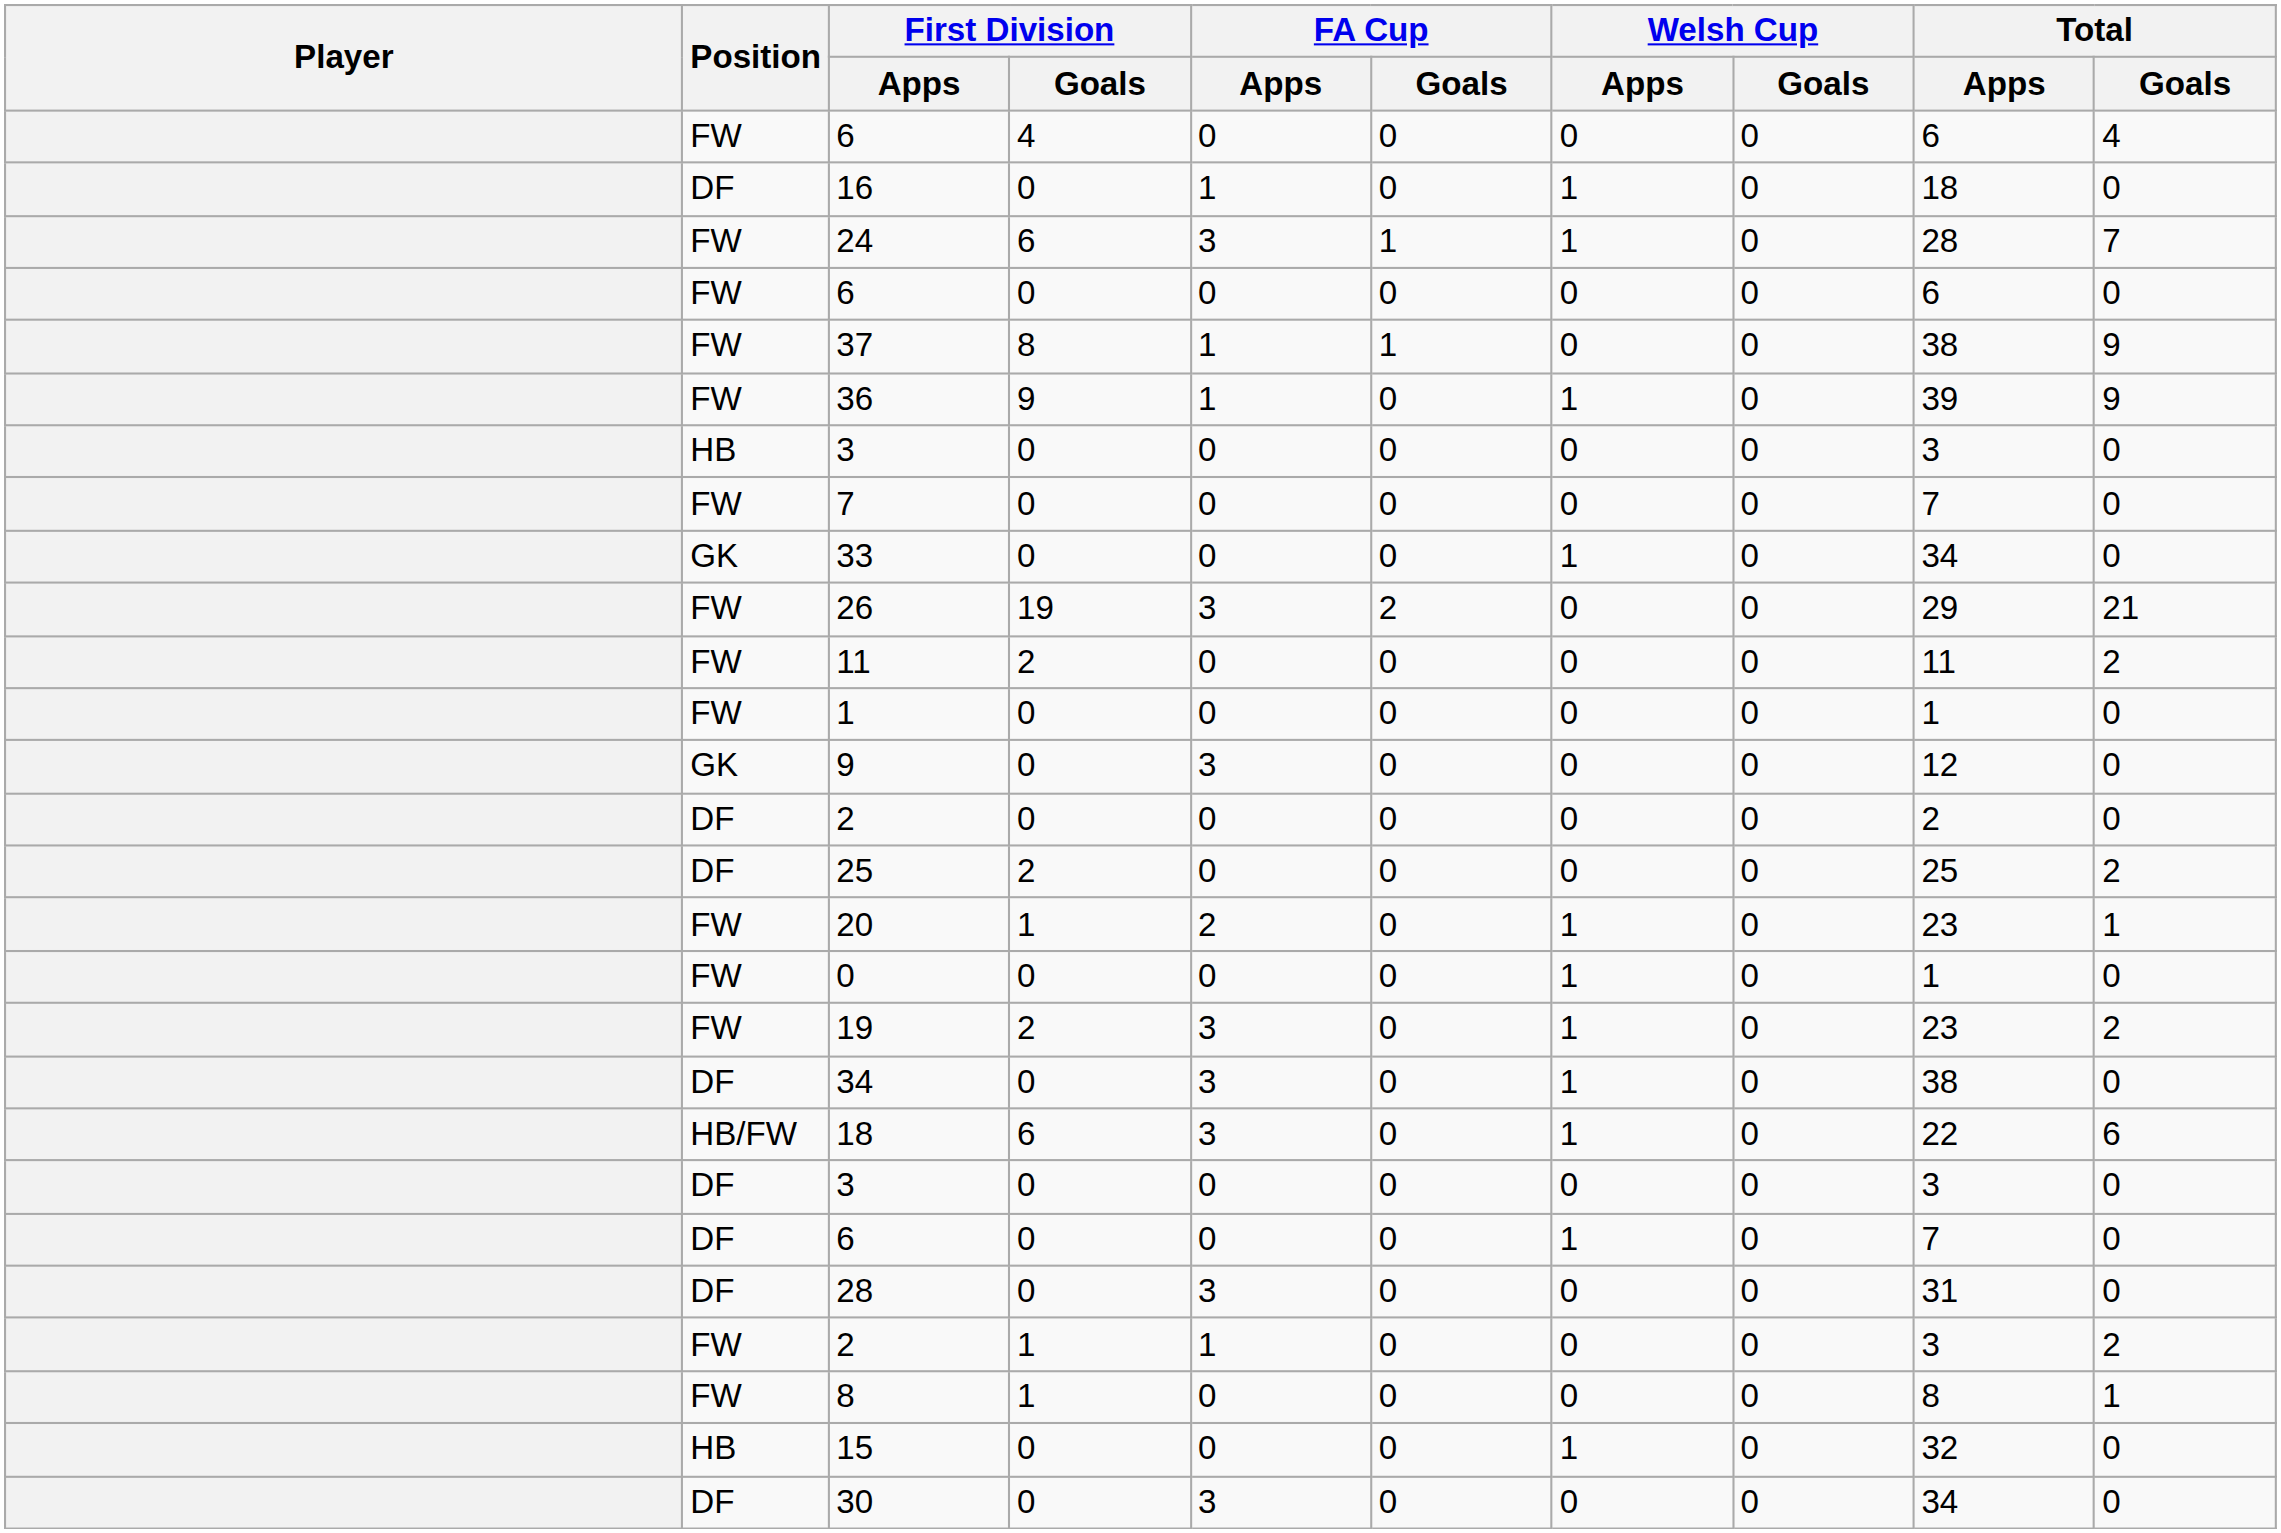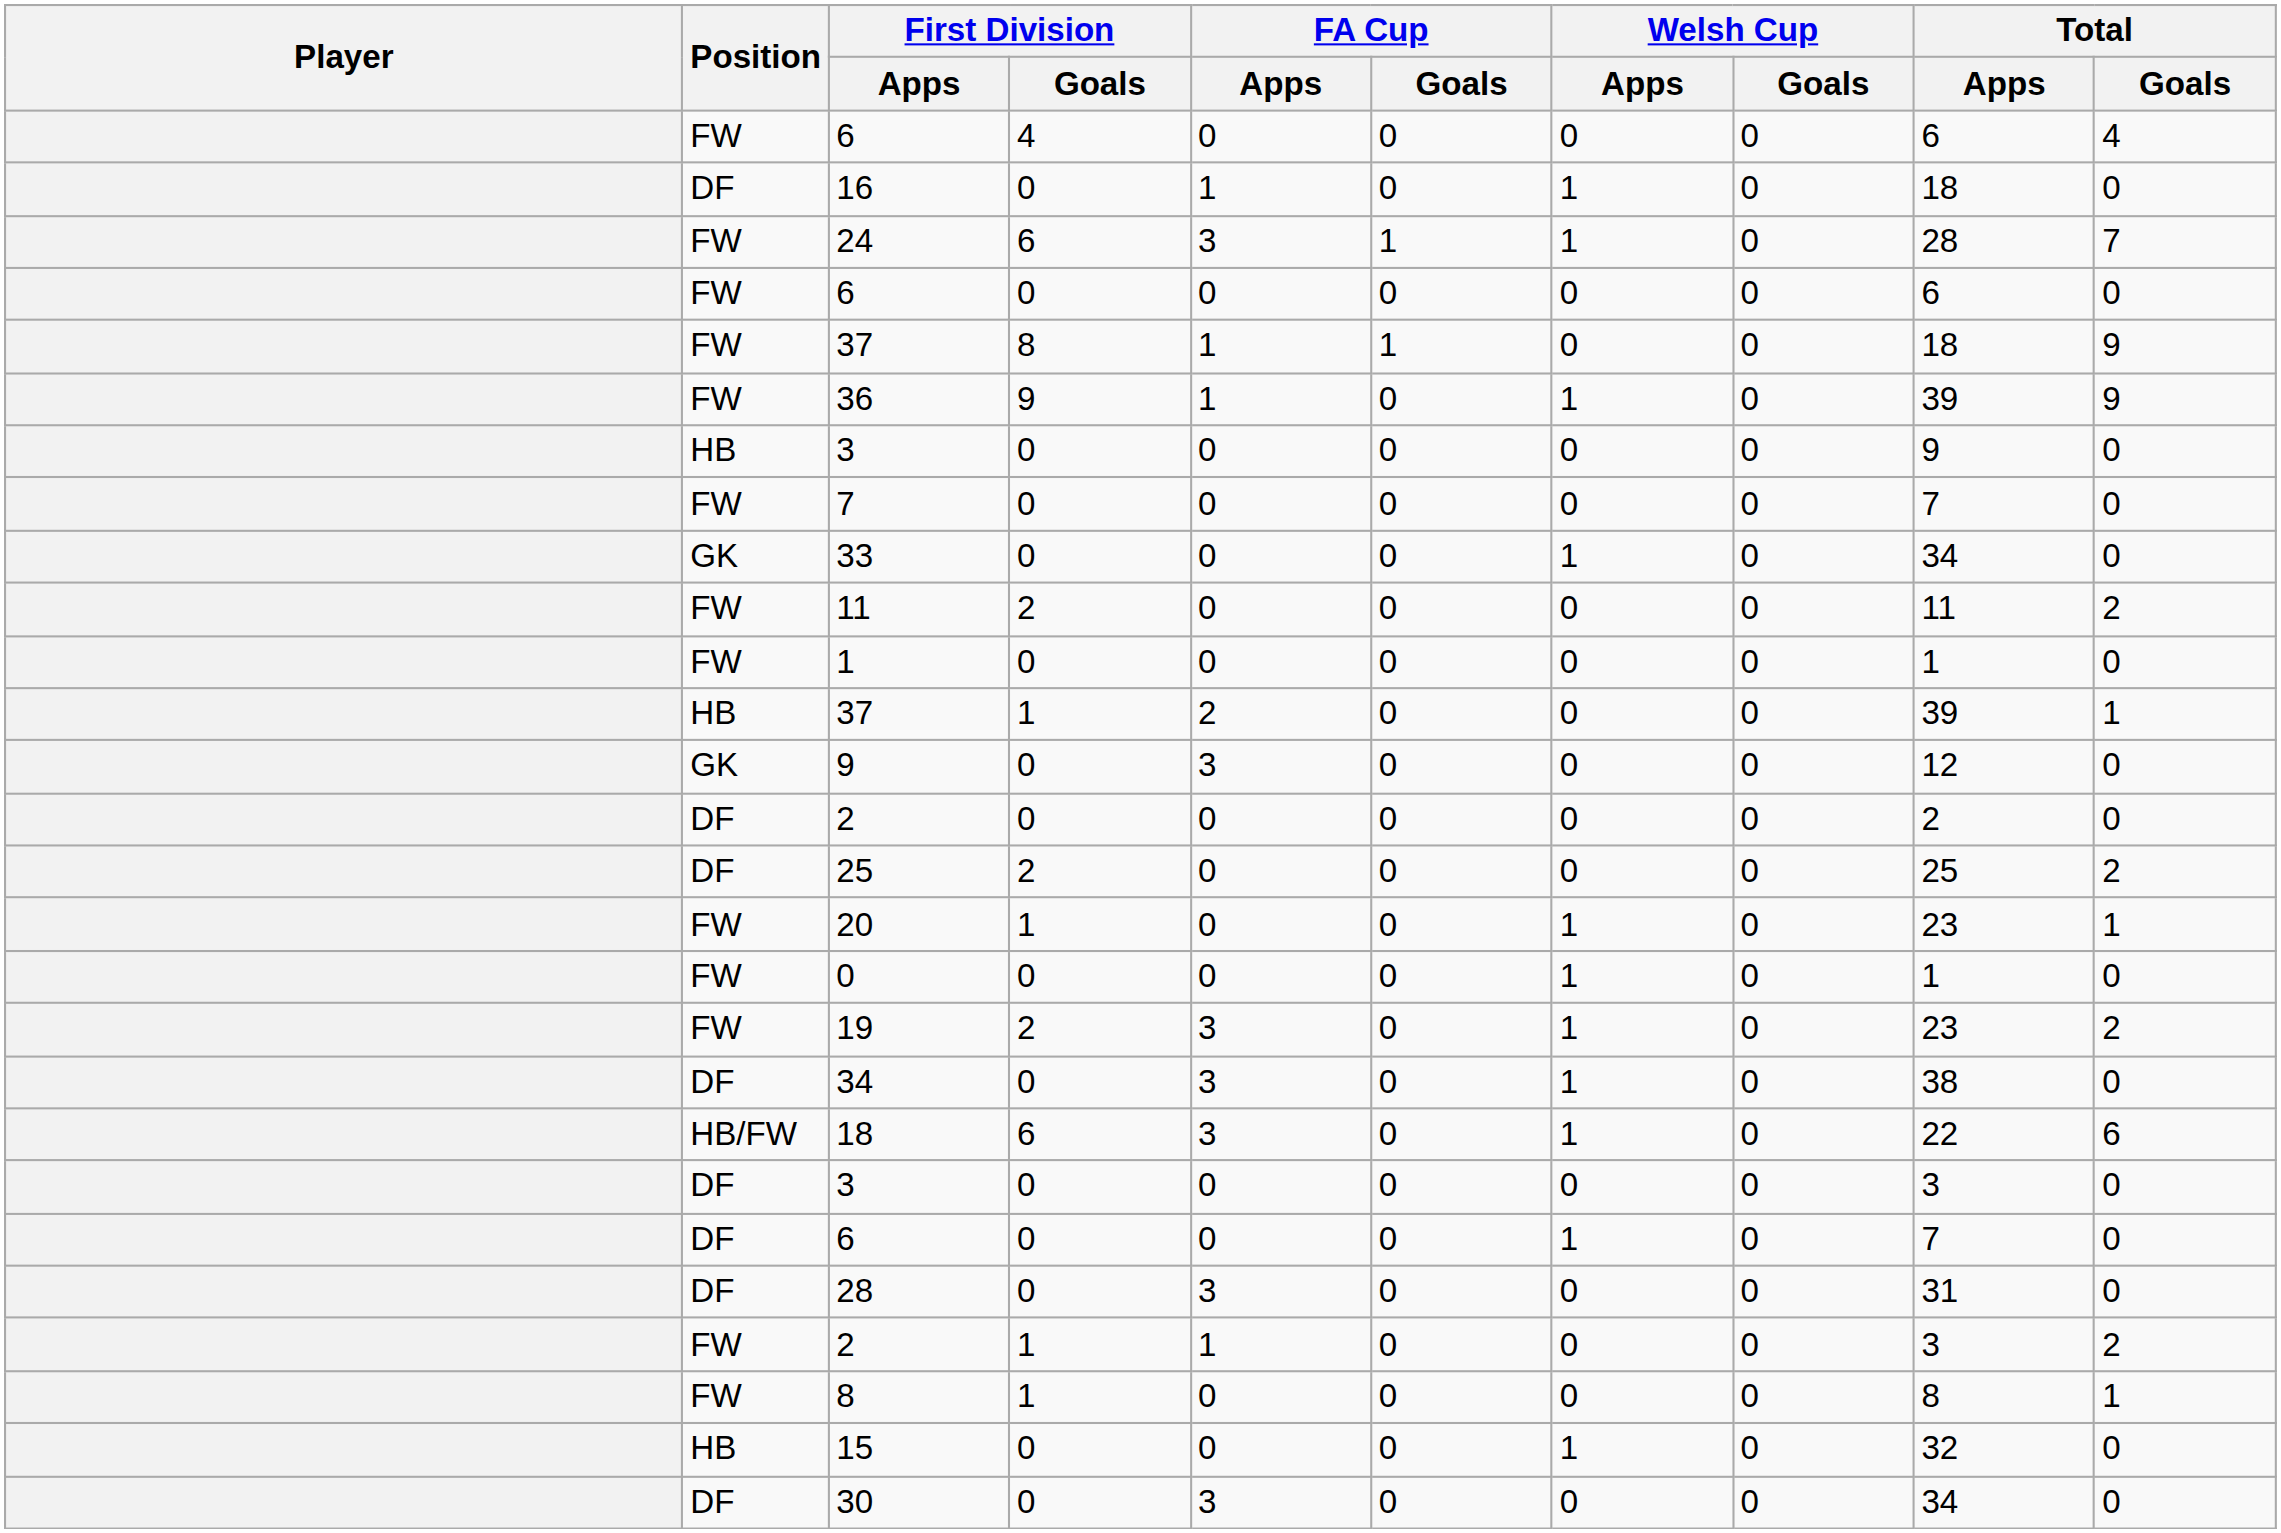(1940, 345) 38 -> (1940, 345) 18
(1931, 450) 3 -> (1931, 450) 9
- row: (716, 608)
+ row: (713, 713)
(1207, 923) 2 -> (1207, 923) 0
